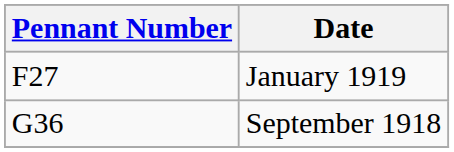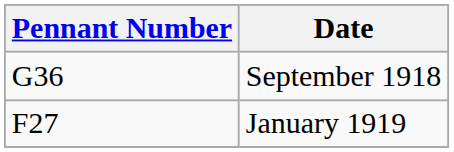rows swapped: (344, 123) <-> (326, 75)
